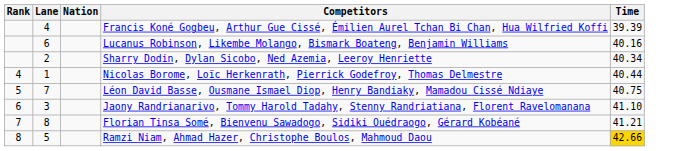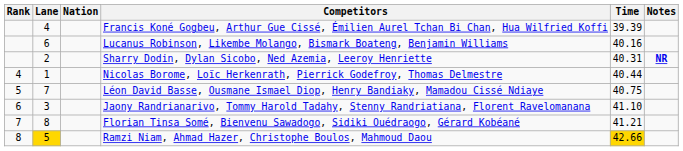+ column: (661, 13)
(627, 60) 40.34 -> (627, 60) 40.31
(47, 139) no background -> (47, 139) gold background
